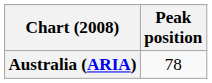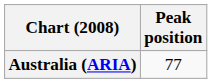(173, 64) 78 -> (173, 64) 77
